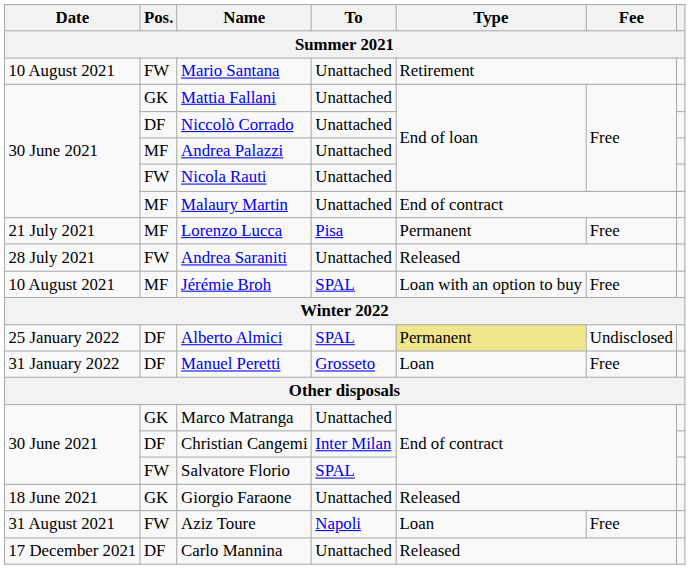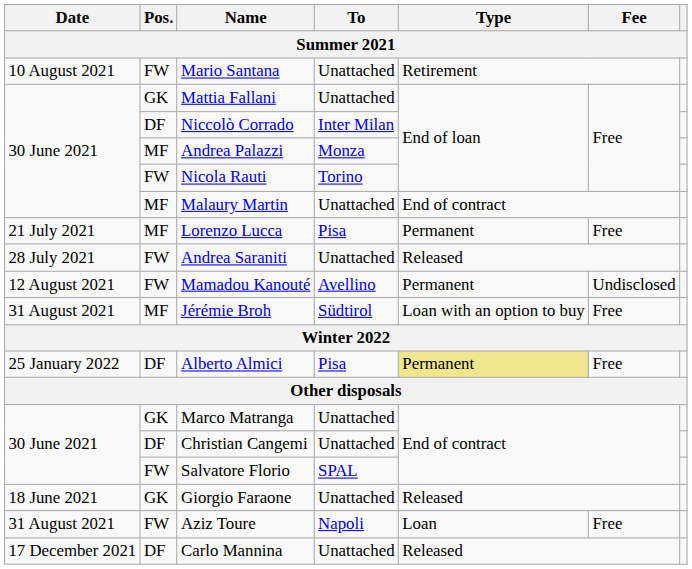(354, 124) Unattached -> (356, 124) Inter Milan
(354, 151) Unattached -> (341, 151) Monza
(354, 177) Unattached -> (340, 177) Torino
+ row: (246, 284)
(62, 284) 10 August 2021 -> (62, 310) 31 August 2021
(335, 284) SPAL -> (345, 310) Südtirol
(335, 337) SPAL -> (332, 364) Pisa
(631, 337) Undisclosed -> (607, 364) Free
- row: (231, 364)
(353, 444) Inter Milan -> (356, 444) Unattached
